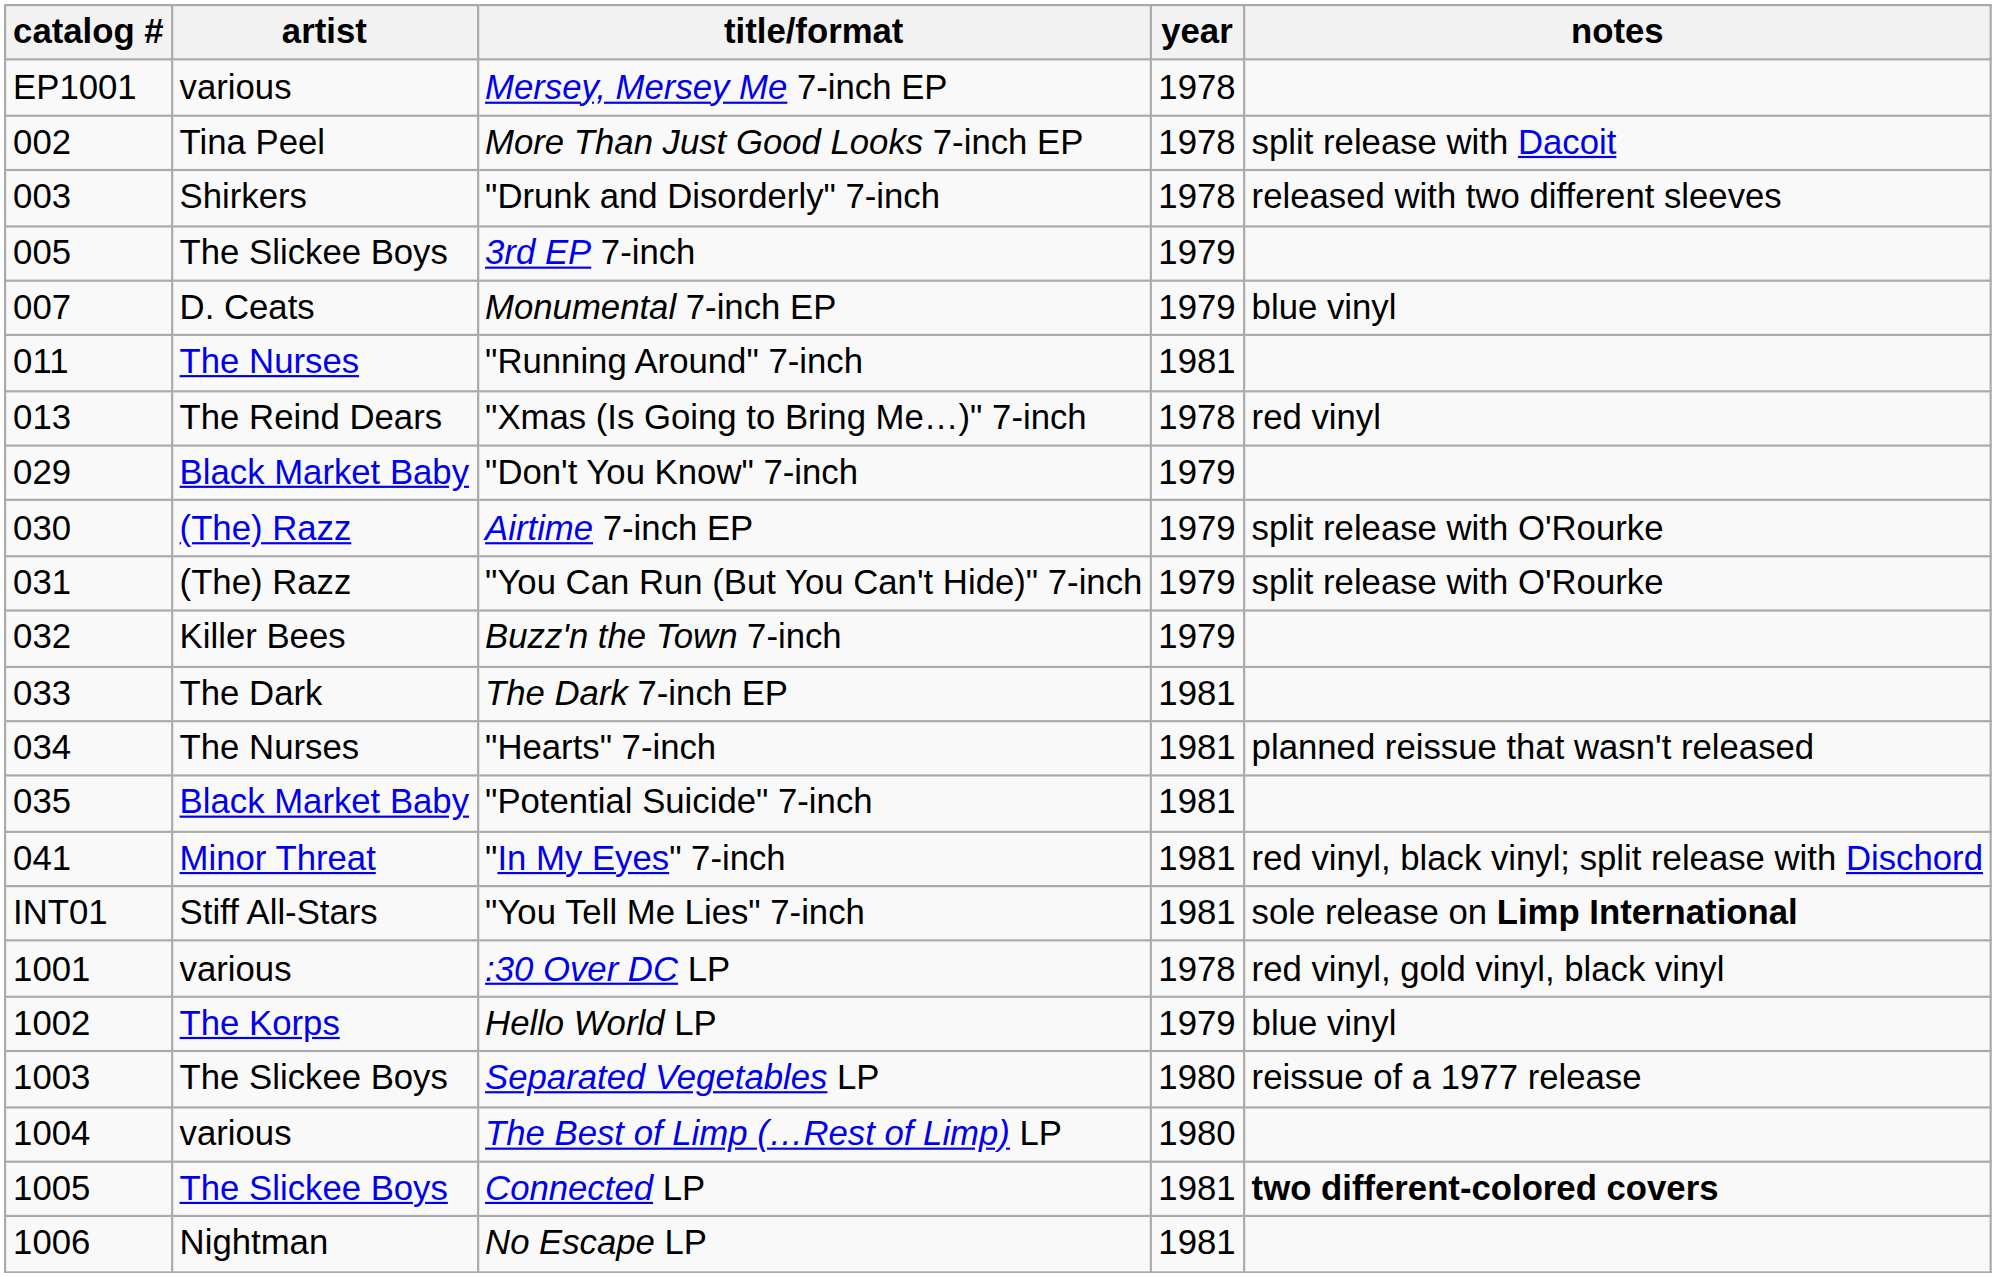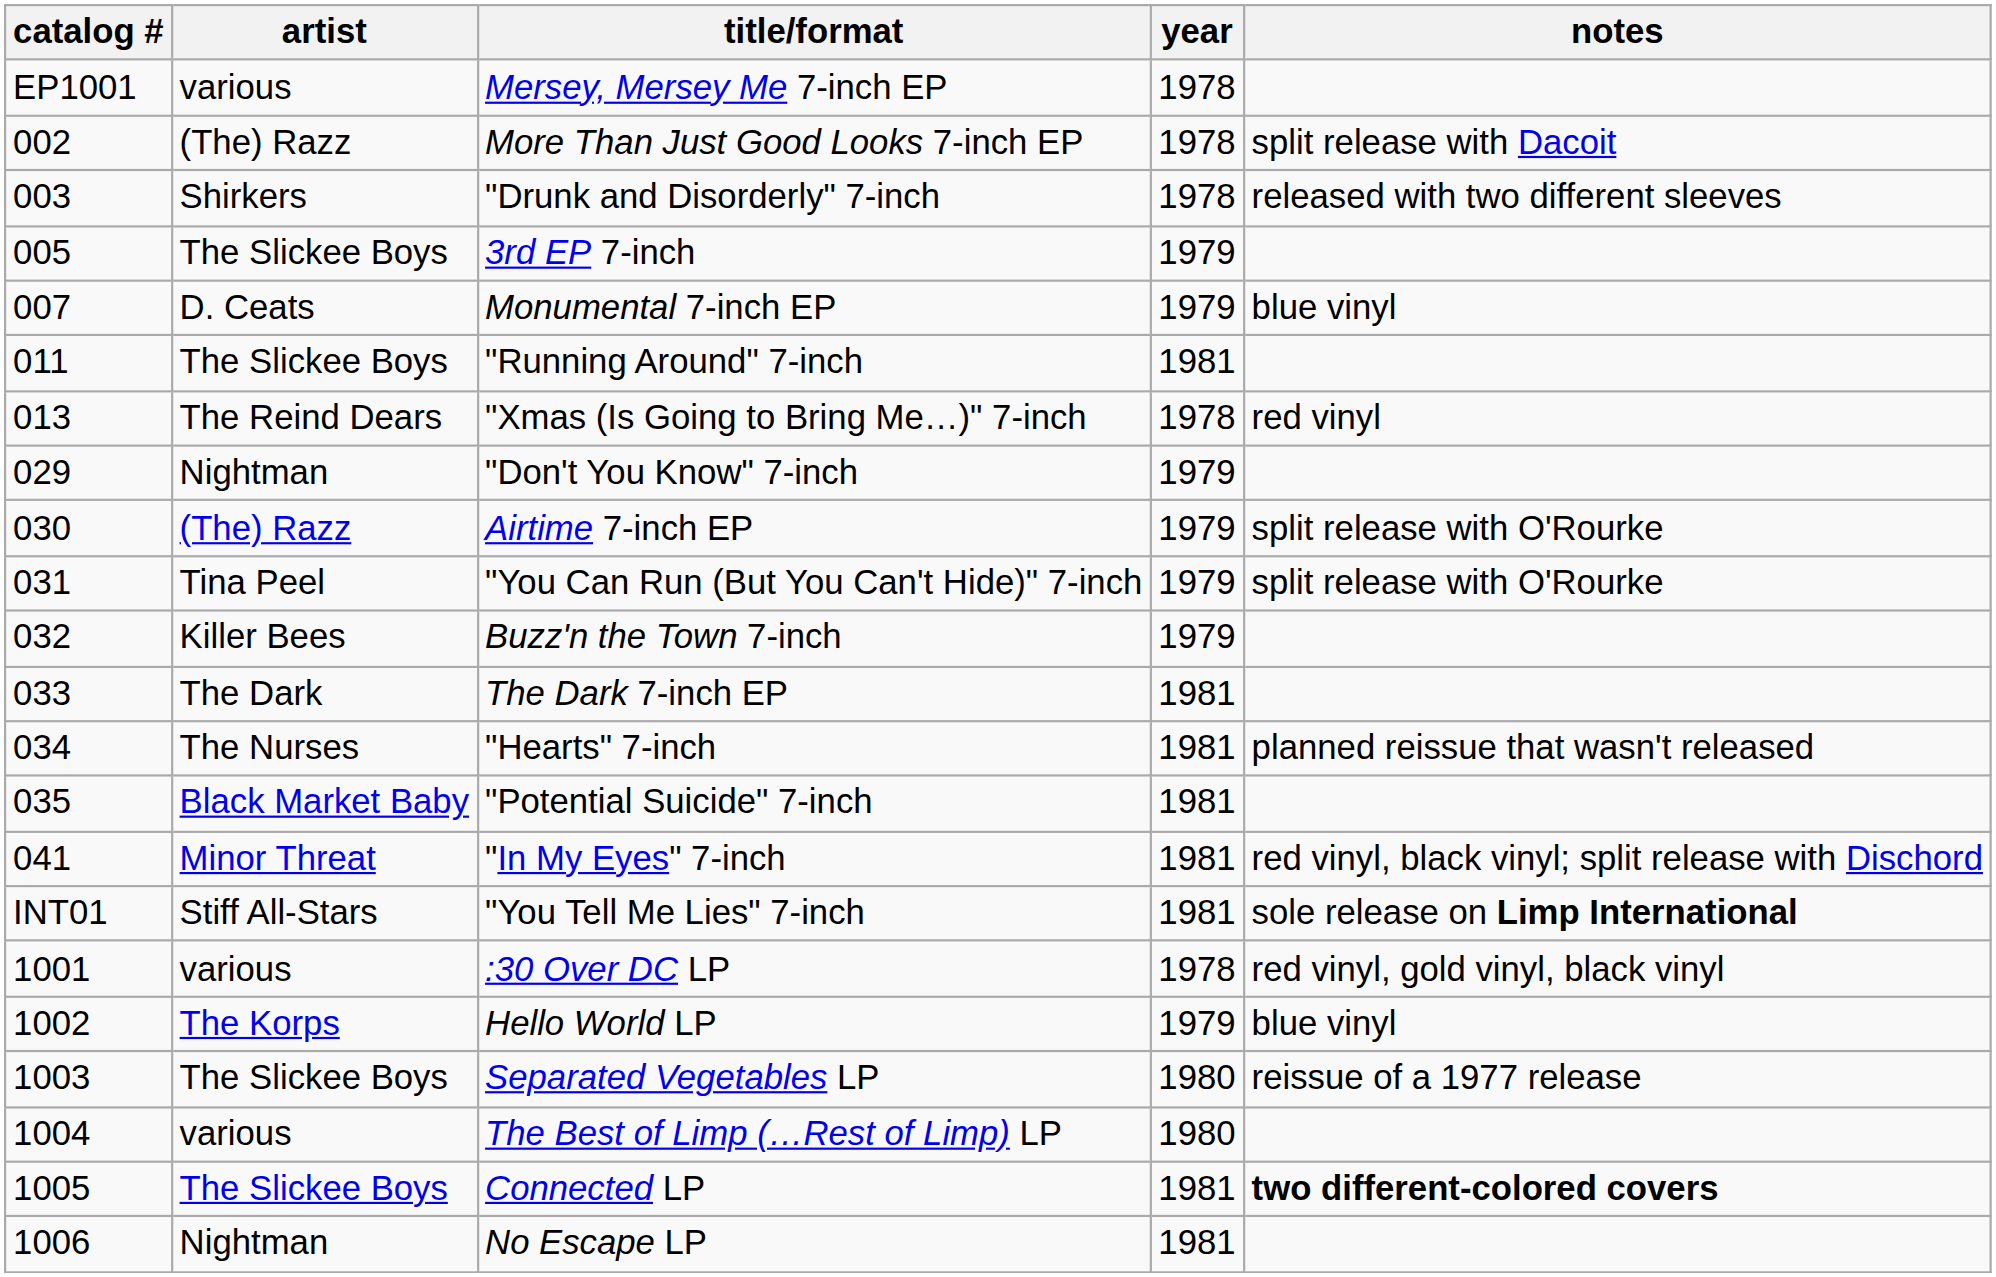(252, 142) Tina Peel -> (265, 142) (The) Razz
(269, 362) The Nurses -> (314, 362) The Slickee Boys
(324, 472) Black Market Baby -> (254, 472) Nightman
(265, 582) (The) Razz -> (252, 582) Tina Peel
